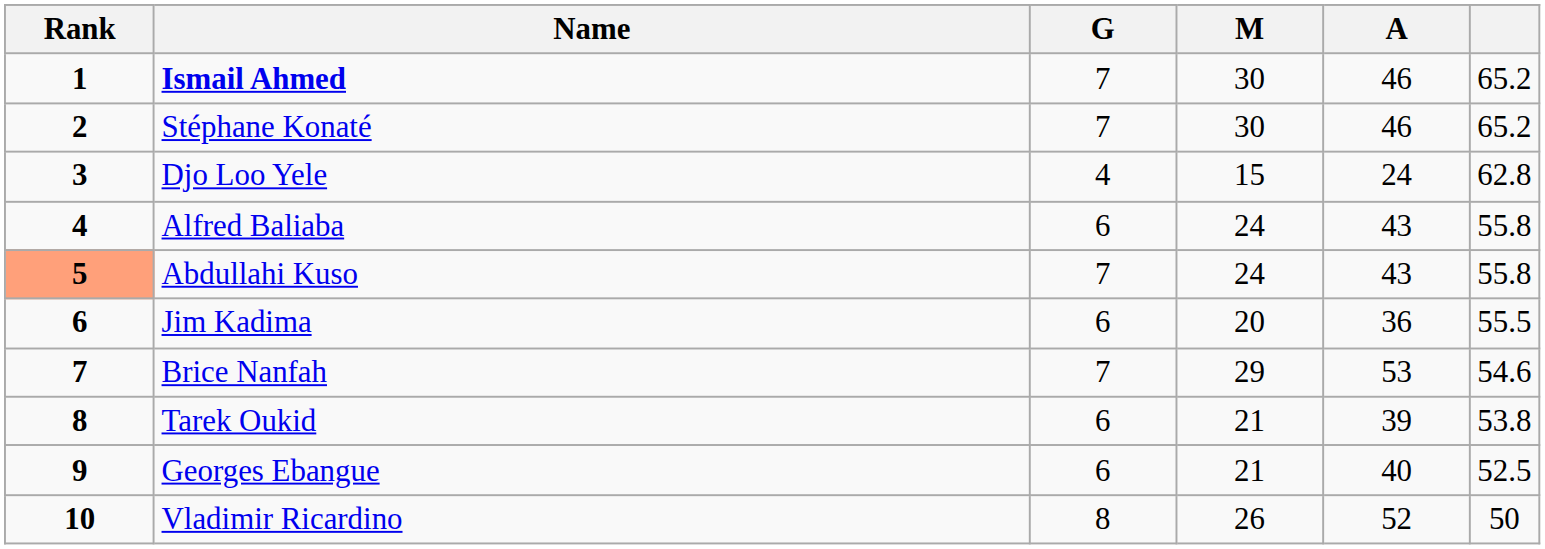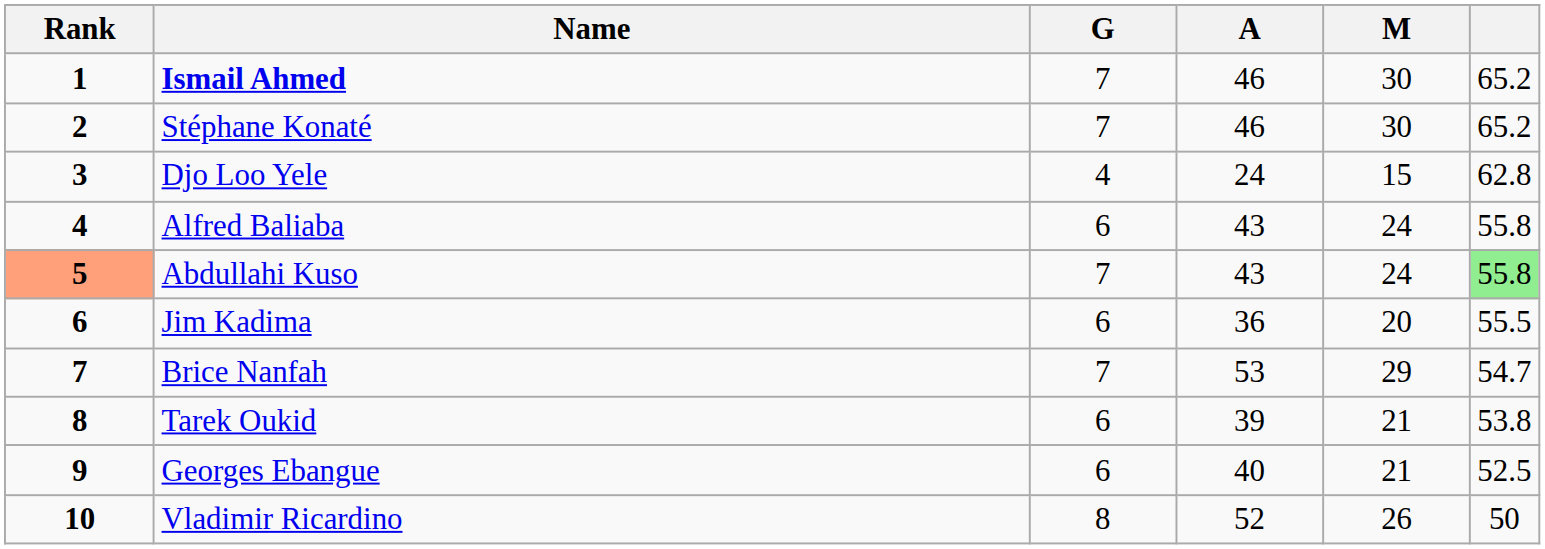columns swapped: (1397, 28) <-> (1250, 28)
(1504, 273) no background -> (1504, 273) lightgreen background
(1504, 371) 54.6 -> (1504, 371) 54.7
